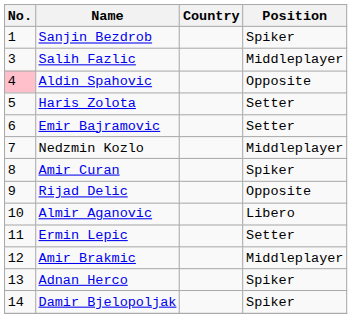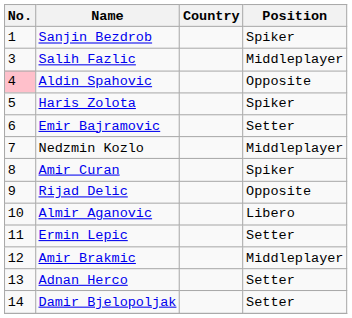(270, 104) Setter -> (270, 104) Spiker
(270, 280) Spiker -> (270, 280) Setter
(270, 302) Spiker -> (270, 302) Setter
